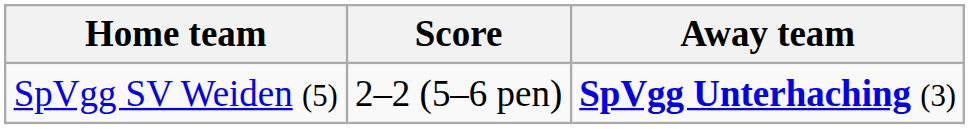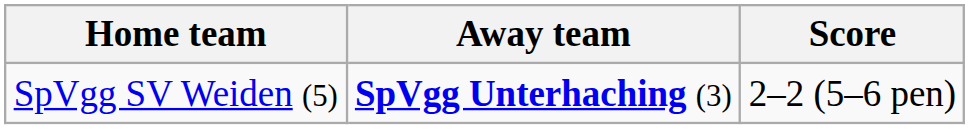columns swapped: (768, 33) <-> (459, 33)
